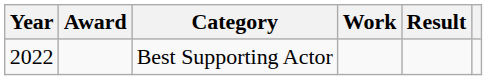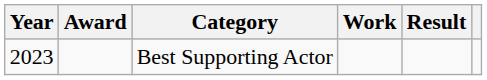(32, 56) 2022 -> (32, 56) 2023
